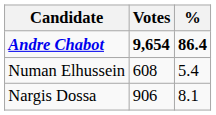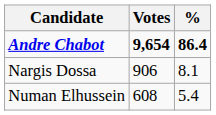rows swapped: (52, 96) <-> (67, 70)
